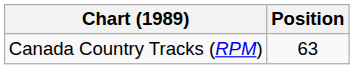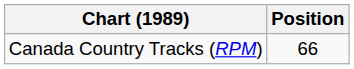(308, 48) 63 -> (308, 48) 66
